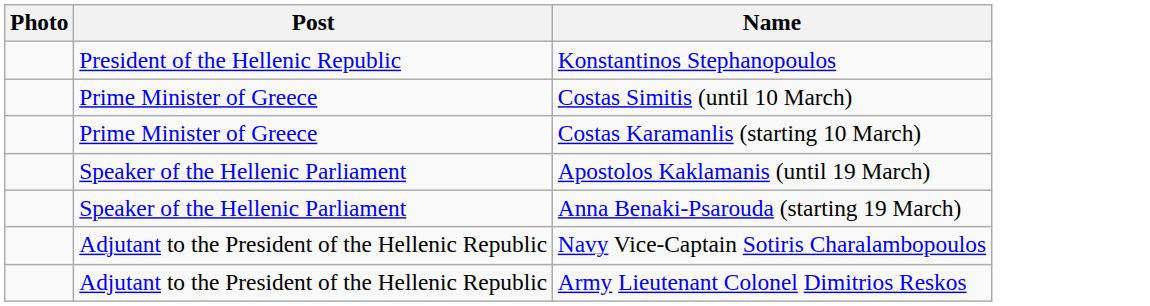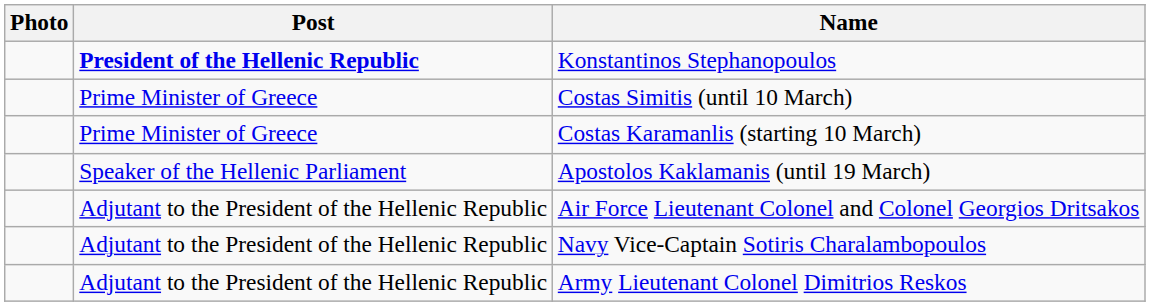(240, 60) normal -> (249, 60) bold
- row: (760, 208)
+ row: (849, 208)
